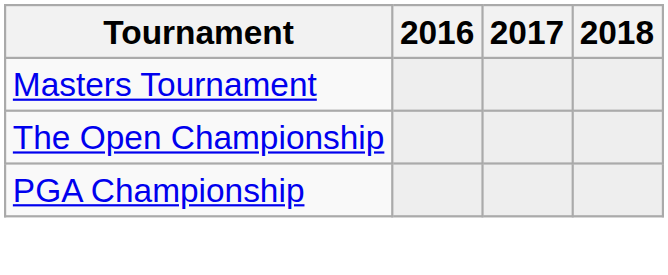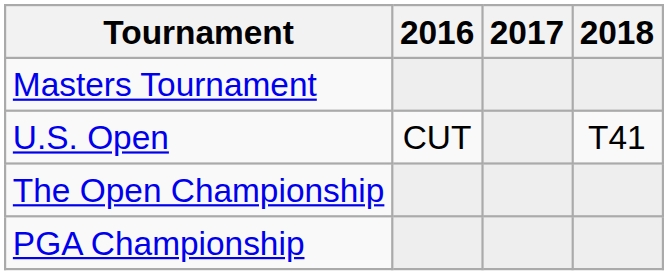+ row: (91, 138)
